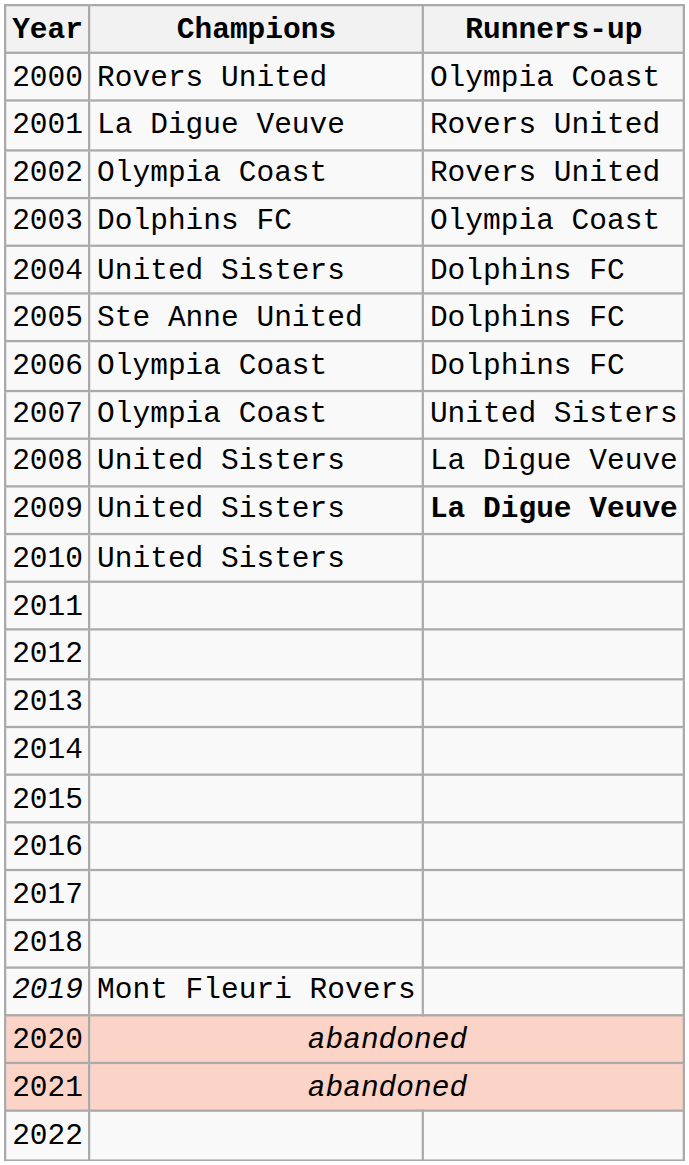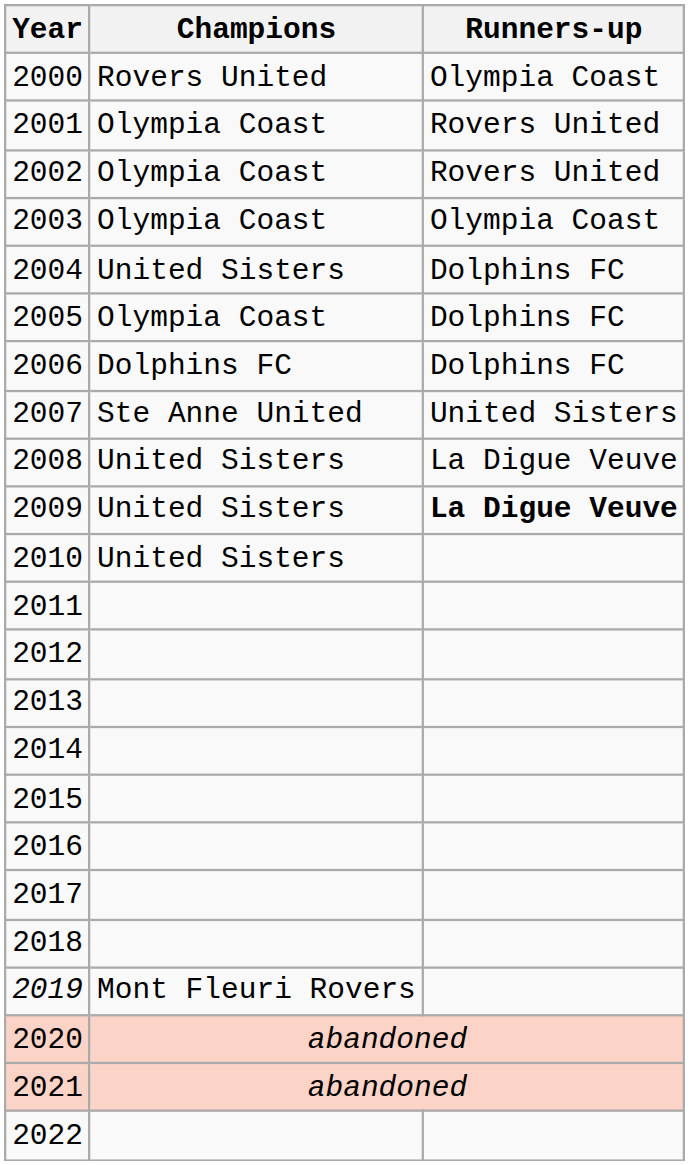(221, 125) La Digue Veuve -> (212, 125) Olympia Coast
(194, 222) Dolphins FC -> (212, 222) Olympia Coast
(230, 318) Ste Anne United -> (212, 318) Olympia Coast
(212, 366) Olympia Coast -> (194, 366) Dolphins FC
(212, 414) Olympia Coast -> (230, 414) Ste Anne United
